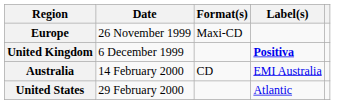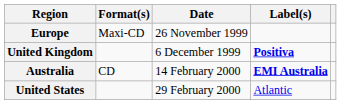columns swapped: (145, 14) <-> (222, 14)
(288, 71) normal -> (291, 71) bold
